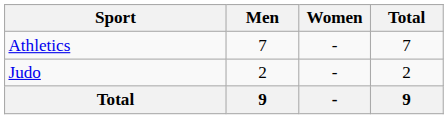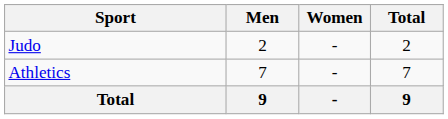rows swapped: (39, 45) <-> (25, 72)
